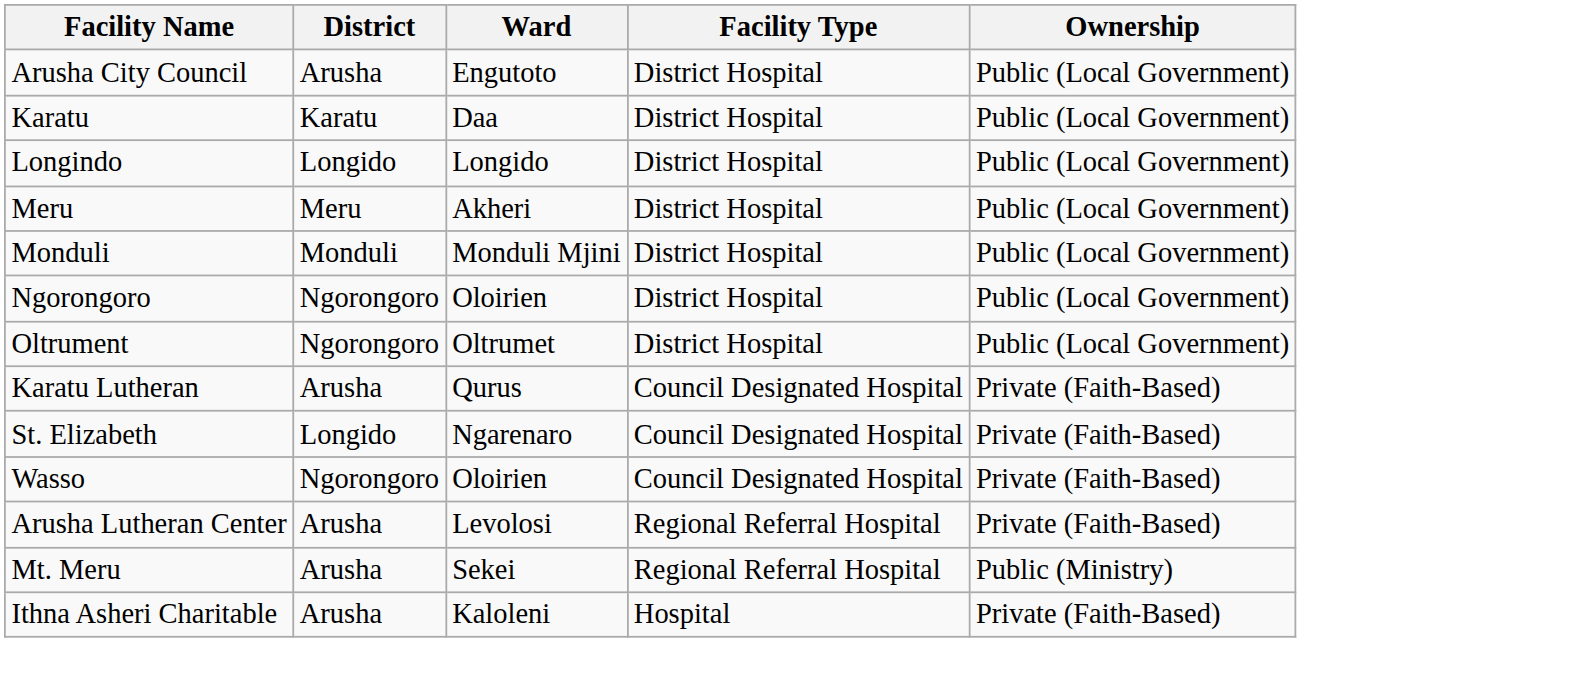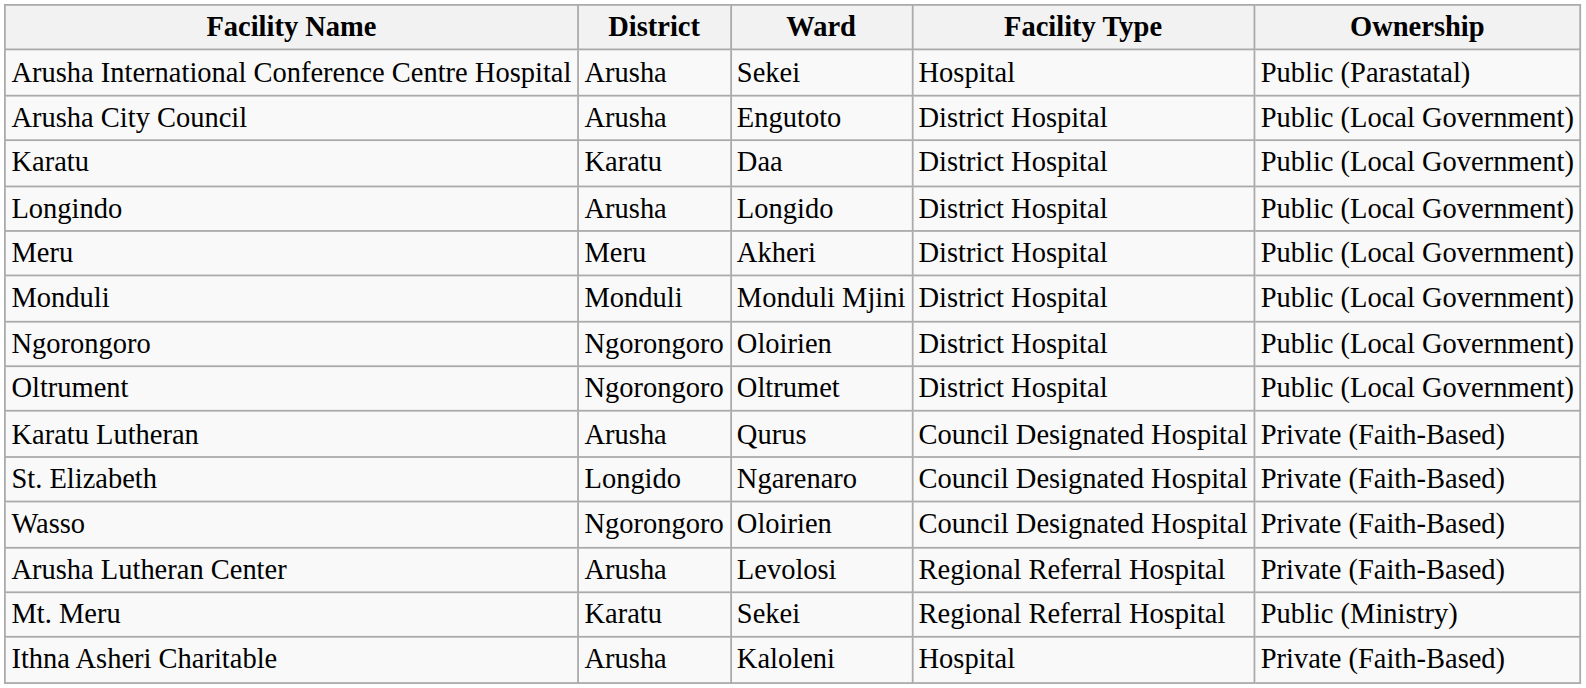+ row: (291, 72)
(348, 162) Longido -> (626, 207) Arusha
(341, 569) Arusha -> (623, 614) Karatu
